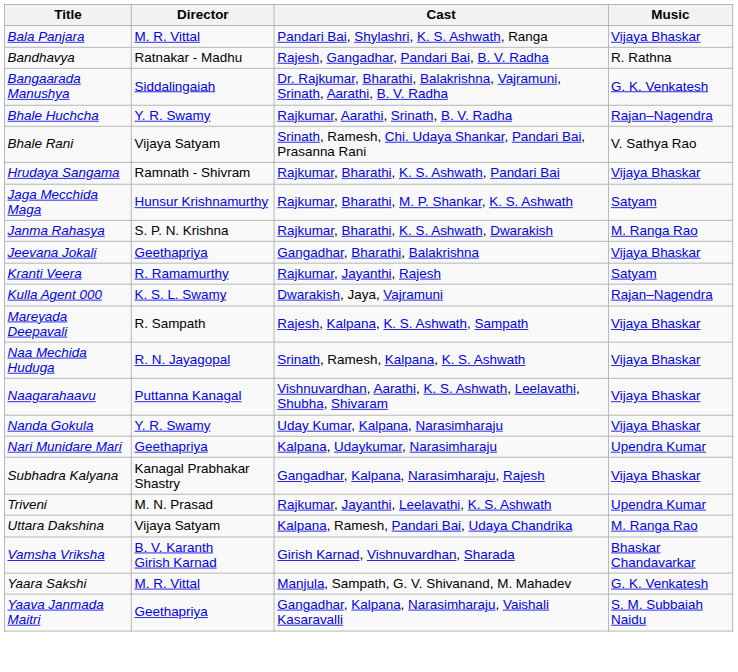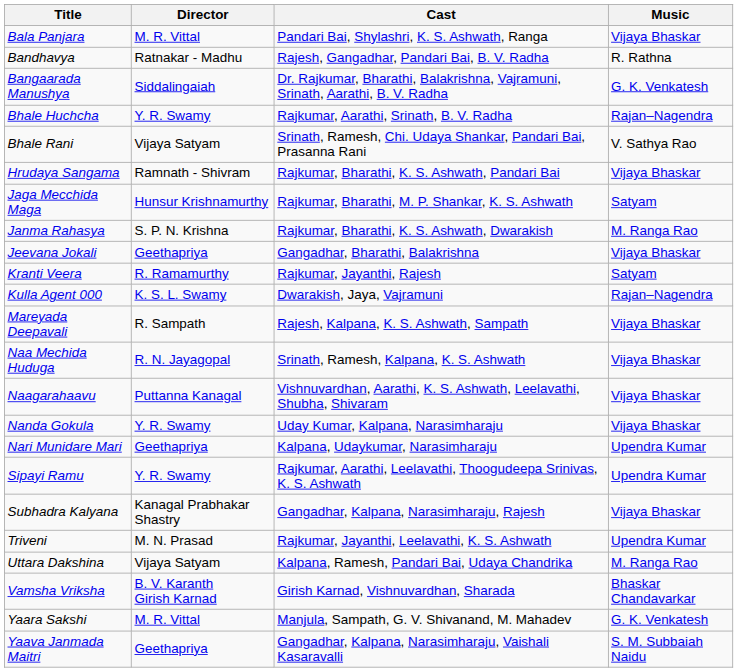+ row: (46, 475)
